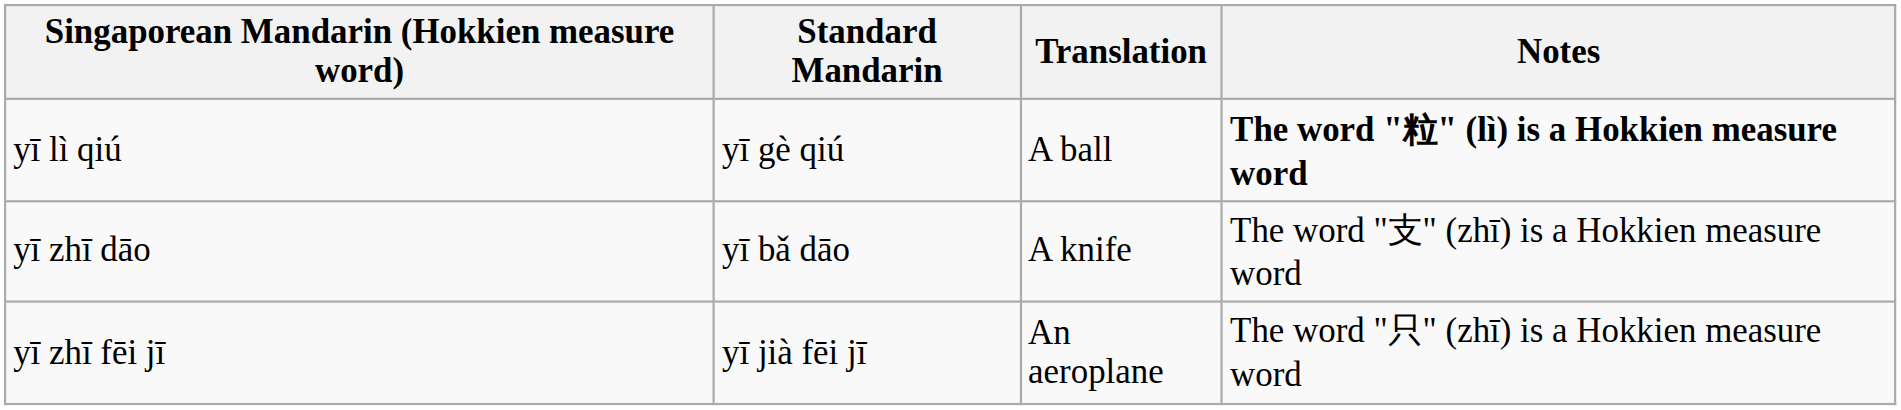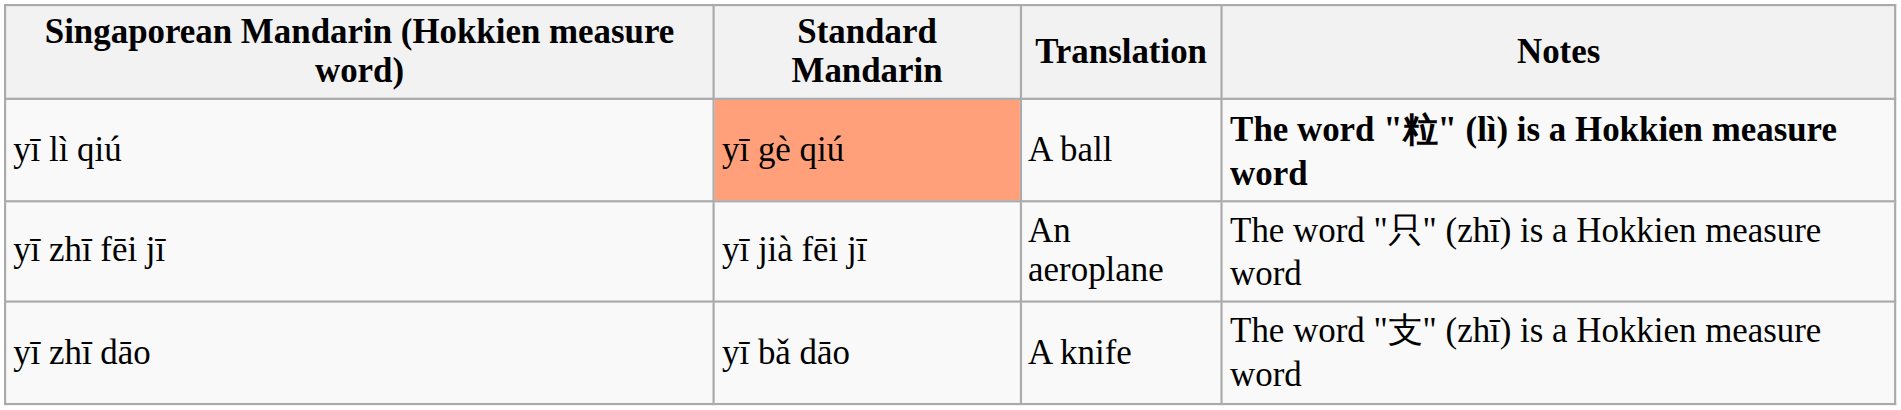(783, 149) no background -> (783, 149) lightsalmon background
rows swapped: (89, 351) <-> (82, 250)
